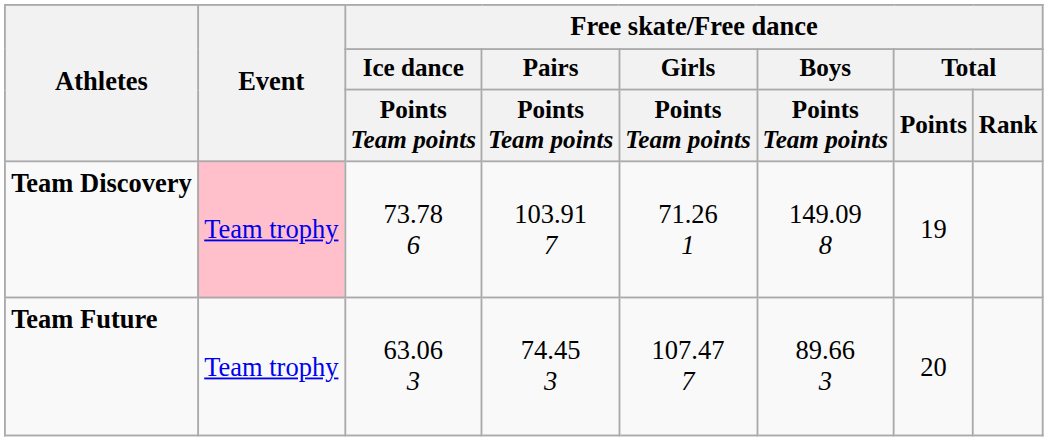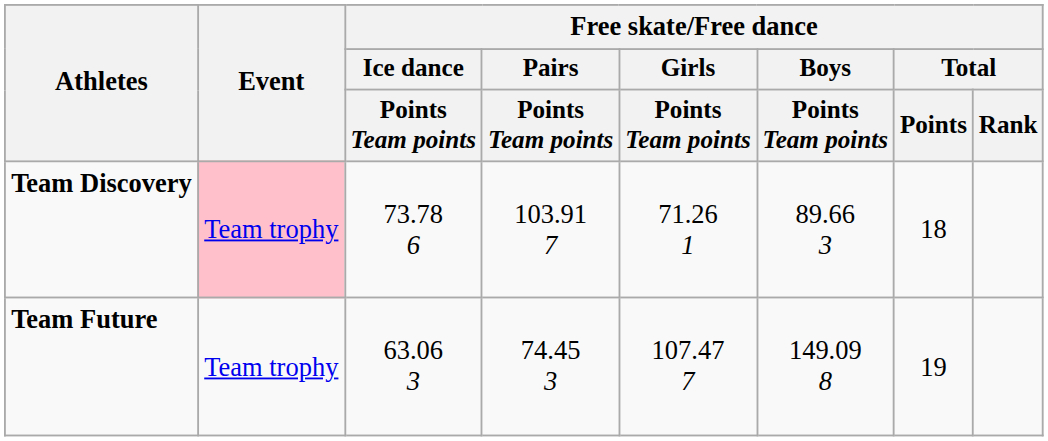(825, 229) 149.09 8 -> (825, 229) 89.66 3
(933, 229) 19 -> (933, 229) 18
(825, 367) 89.66 3 -> (825, 367) 149.09 8
(933, 367) 20 -> (933, 367) 19
